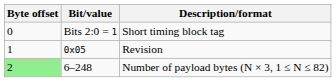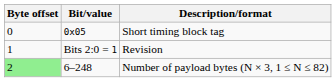(90, 31) Bits 2:0 = 1 -> (75, 32) 0x05
(75, 50) 0x05 -> (90, 49) Bits 2:0 = 1
